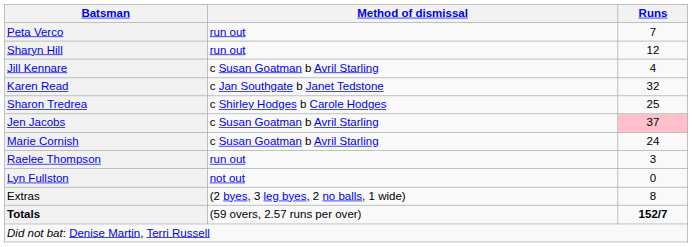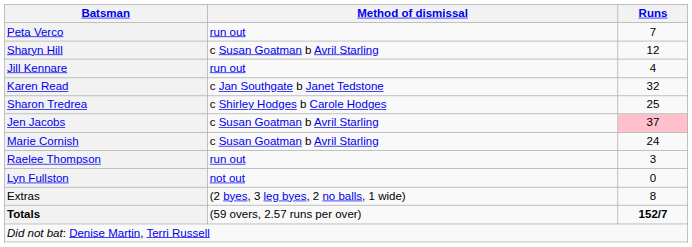(228, 50) run out -> (294, 50) c Susan Goatman b Avril Starling
(294, 68) c Susan Goatman b Avril Starling -> (228, 68) run out
